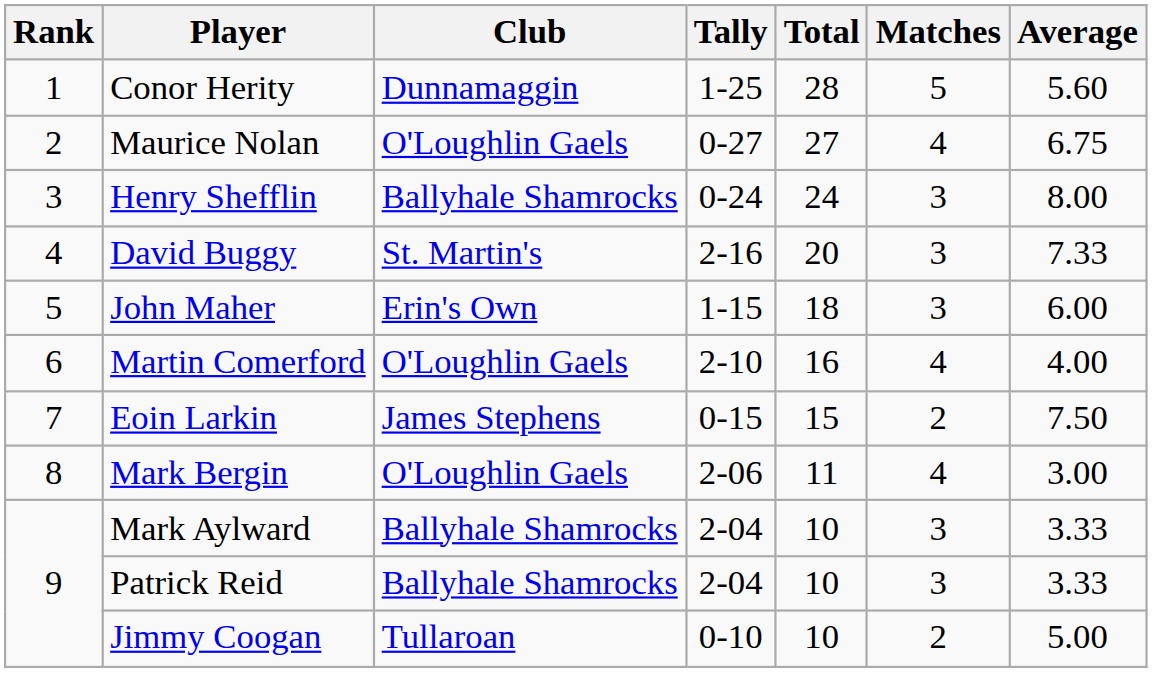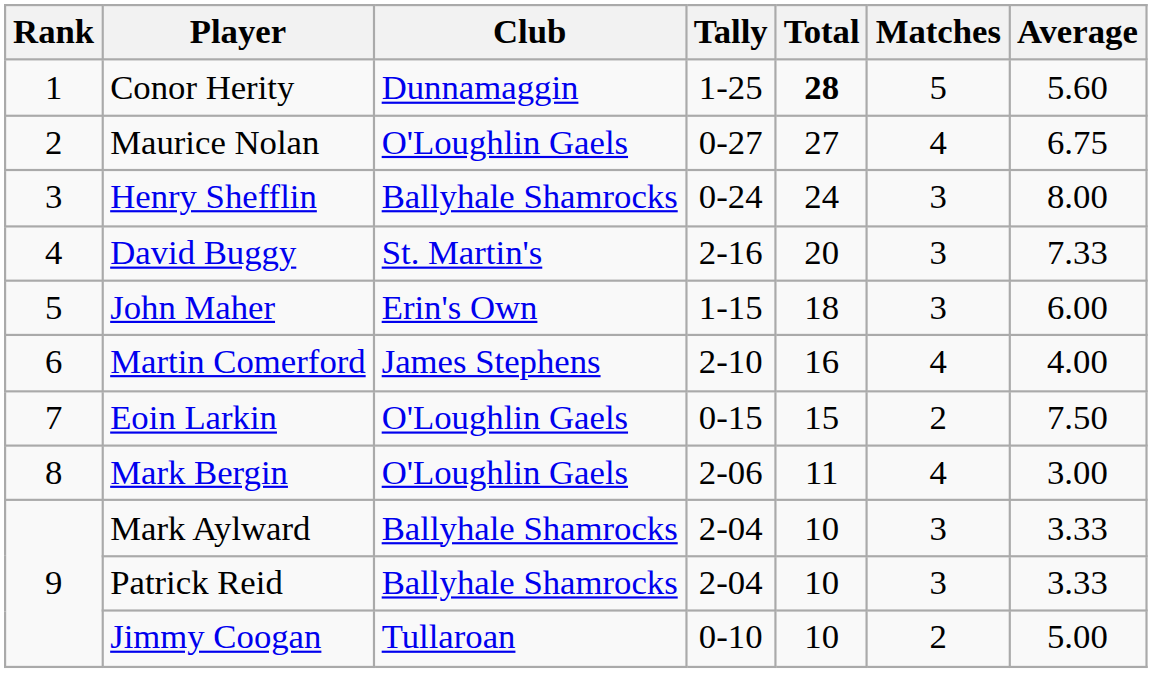(822, 87) normal -> (822, 87) bold
(505, 362) O'Loughlin Gaels -> (491, 362) James Stephens
(491, 417) James Stephens -> (505, 417) O'Loughlin Gaels
